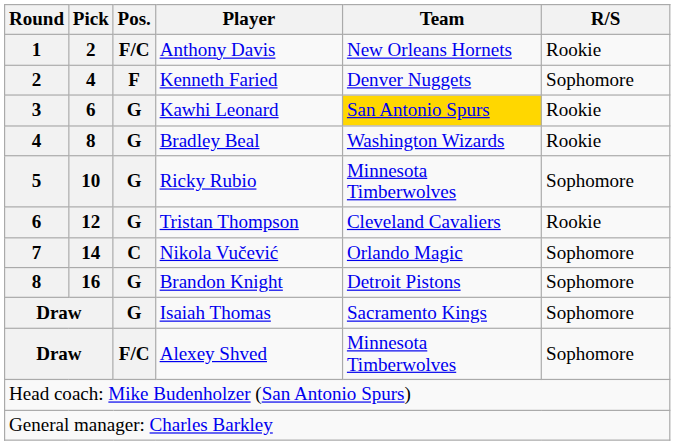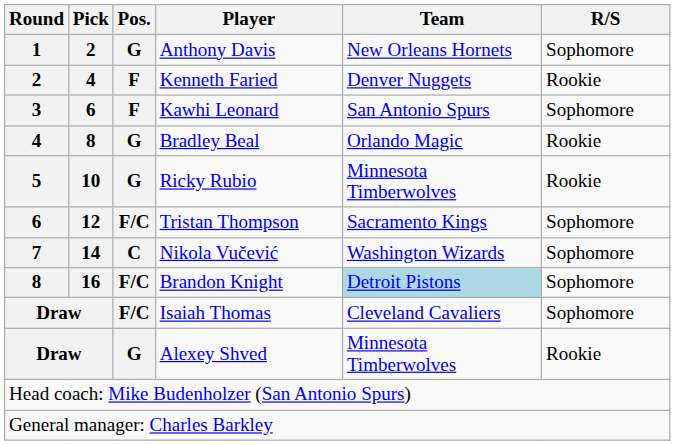(134, 49) F/C -> (134, 49) G
(574, 49) Rookie -> (590, 49) Sophomore
(590, 79) Sophomore -> (574, 79) Rookie
(134, 110) G -> (134, 110) F
(418, 110) gold background -> (418, 110) no background
(574, 110) Rookie -> (590, 110) Sophomore
(426, 140) Washington Wizards -> (405, 140) Orlando Magic
(590, 181) Sophomore -> (574, 181) Rookie
(134, 222) G -> (134, 222) F/C
(424, 222) Cleveland Cavaliers -> (417, 222) Sacramento Kings
(574, 222) Rookie -> (590, 222) Sophomore
(405, 252) Orlando Magic -> (426, 252) Washington Wizards
(134, 282) G -> (134, 282) F/C
(404, 282) no background -> (404, 282) lightblue background
(134, 312) G -> (134, 312) F/C
(417, 312) Sacramento Kings -> (424, 312) Cleveland Cavaliers
(134, 353) F/C -> (134, 353) G
(590, 353) Sophomore -> (574, 353) Rookie
